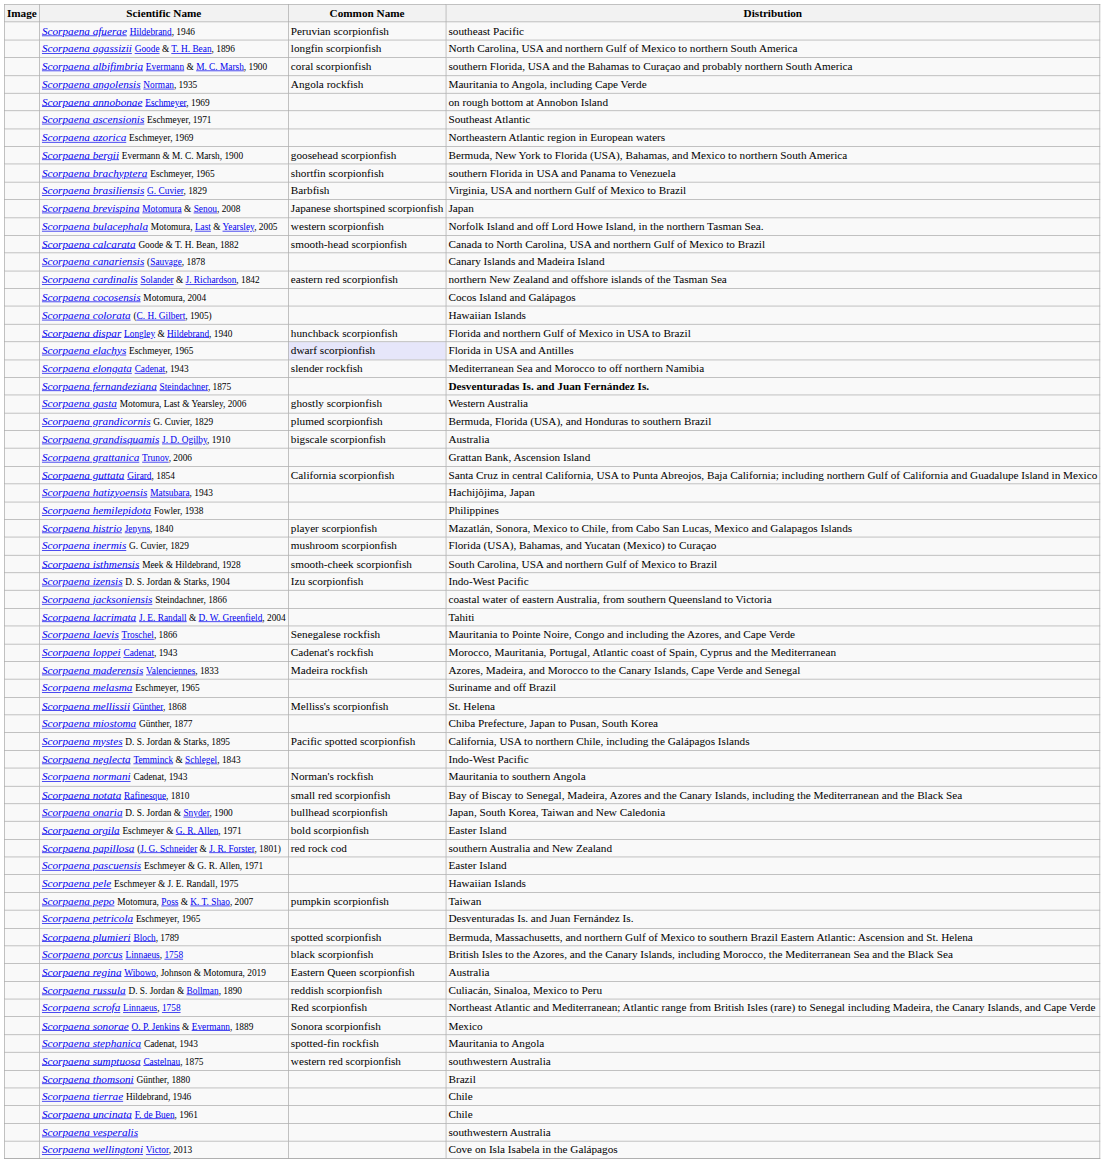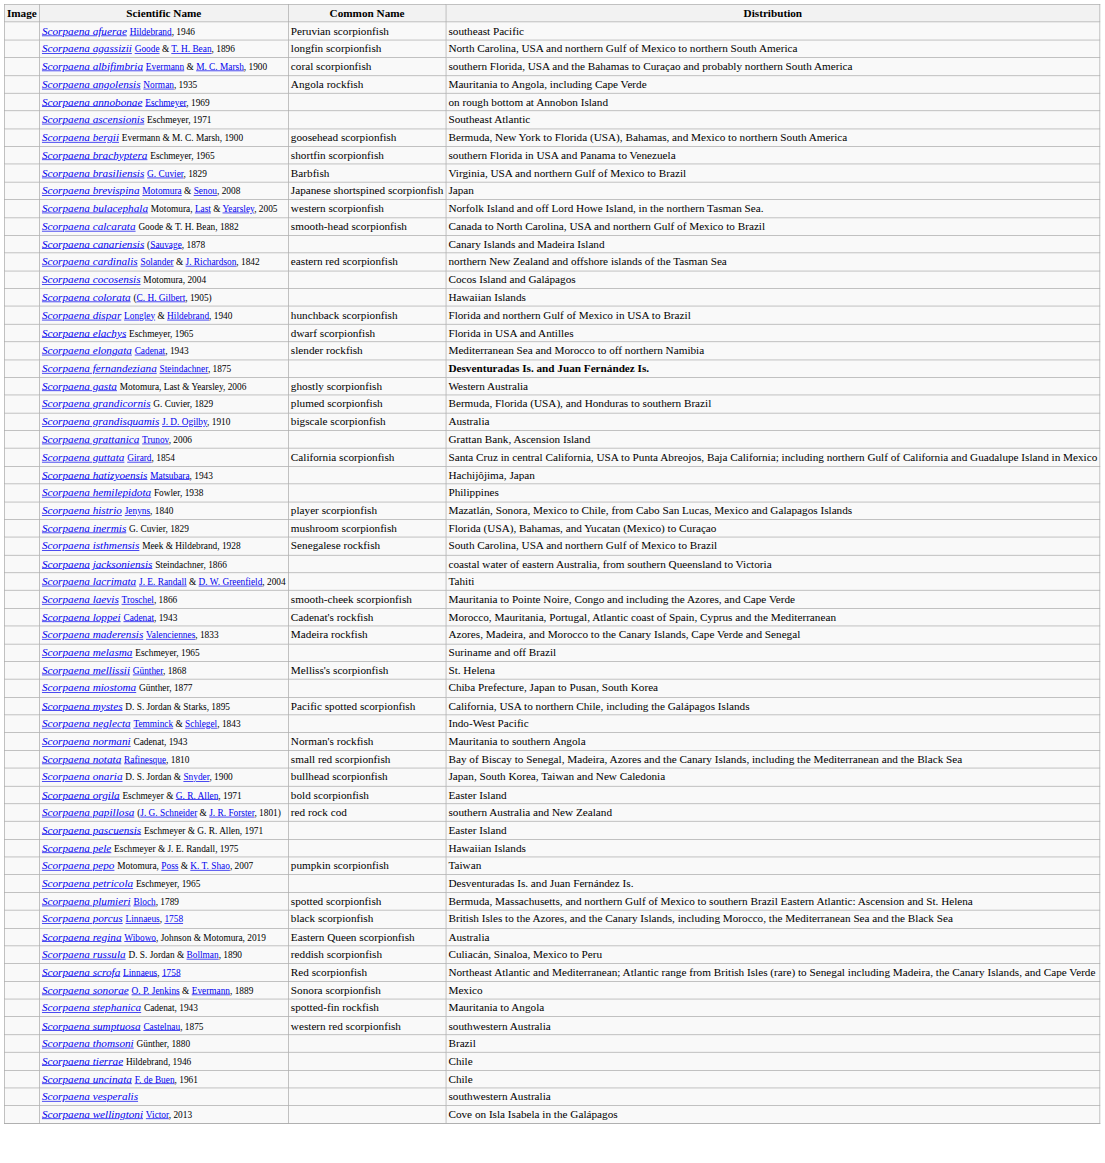- row: (118, 137)
(333, 350) lavender background -> (333, 333) no background
(351, 564) smooth-cheek scorpionfish -> (335, 546) Senegalese rockfish
- row: (136, 581)
(335, 635) Senegalese rockfish -> (351, 599) smooth-cheek scorpionfish
